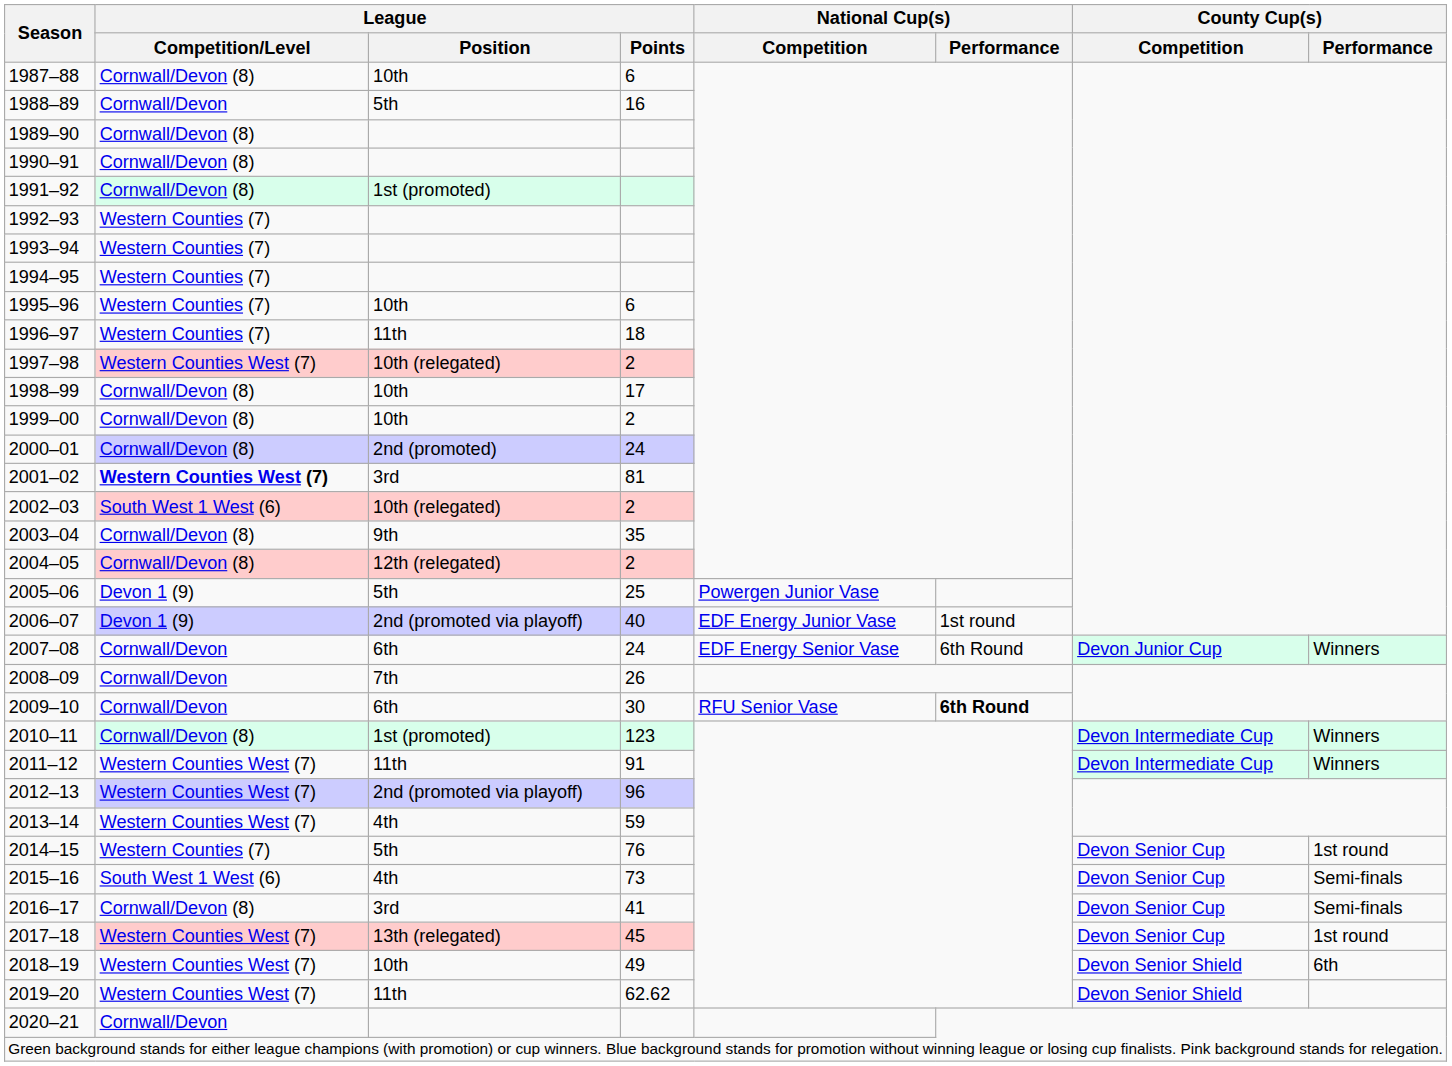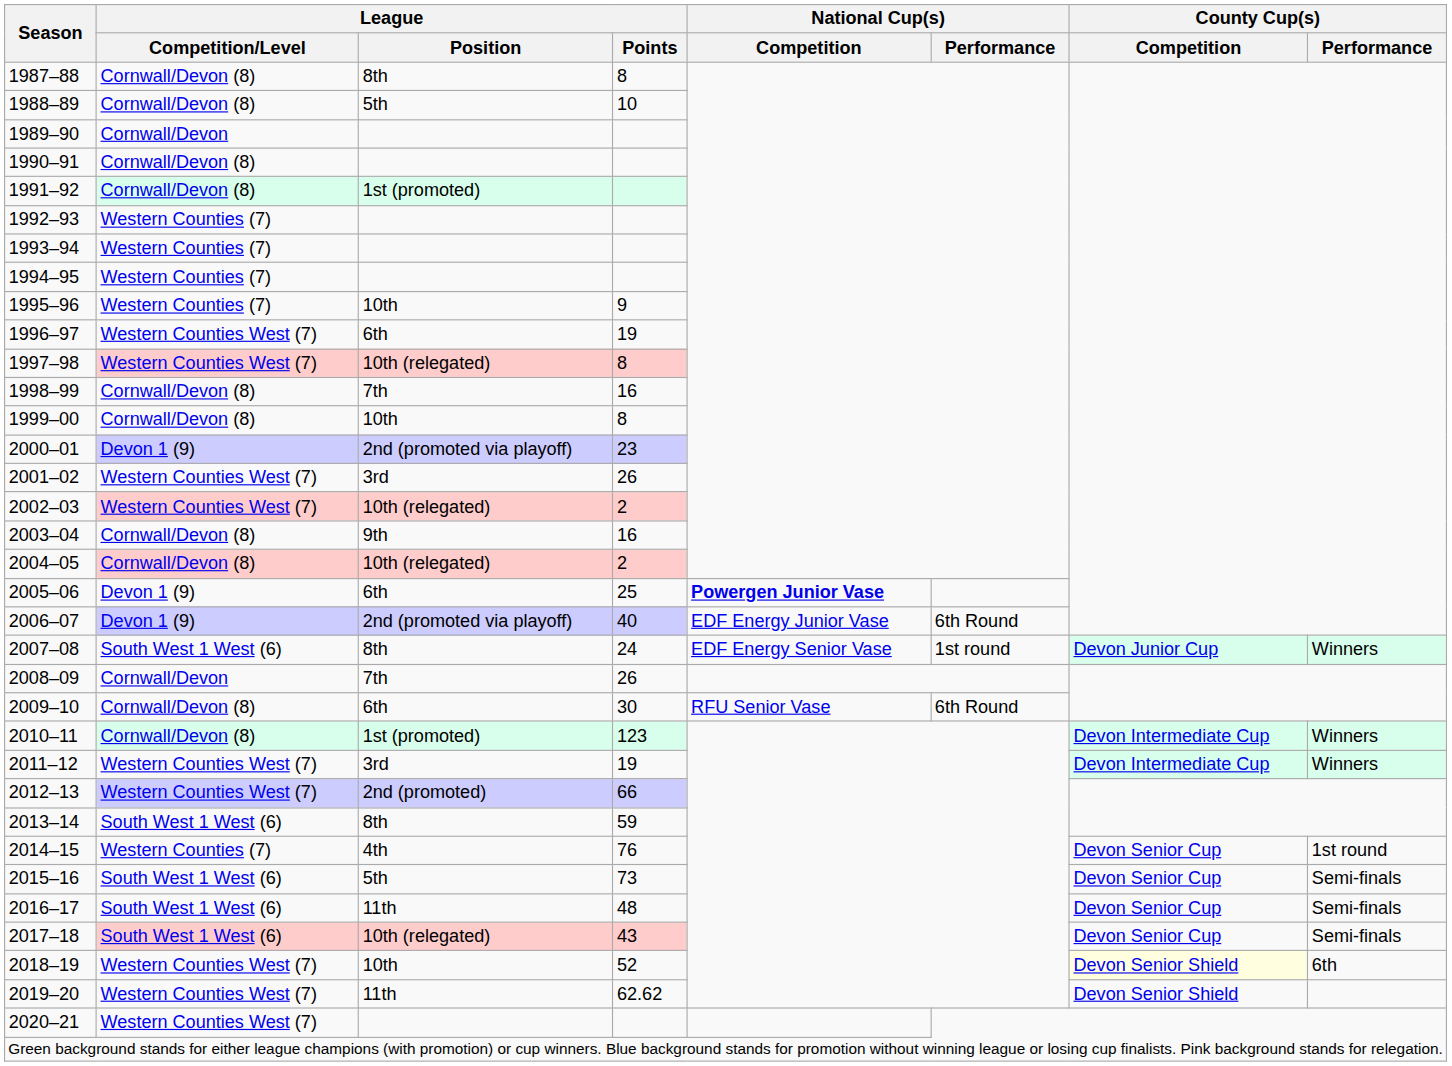(391, 76) 10th -> (375, 76) 8th
(630, 76) 6 -> (622, 76) 8
(163, 104) Cornwall/Devon -> (178, 104) Cornwall/Devon (8)
(635, 104) 16 -> (627, 104) 10
(177, 133) Cornwall/Devon (8) -> (164, 133) Cornwall/Devon
(630, 305) 6 -> (622, 305) 9
(185, 334) Western Counties (7) -> (209, 334) Western Counties West (7)
(390, 334) 11th -> (375, 334) 6th
(635, 334) 18 -> (627, 334) 19
(630, 362) 2 -> (622, 362) 8
(391, 391) 10th -> (375, 391) 7th
(635, 391) 17 -> (627, 391) 16
(630, 420) 2 -> (622, 420) 8
(177, 448) Cornwall/Devon (8) -> (148, 448) Devon 1 (9)
(435, 448) 2nd (promoted) -> (467, 448) 2nd (promoted via playoff)
(635, 448) 24 -> (627, 448) 23
(214, 477) bold -> (209, 477) normal
(635, 477) 81 -> (627, 477) 26
(190, 506) South West 1 West (6) -> (209, 506) Western Counties West (7)
(635, 534) 35 -> (627, 534) 16
(437, 563) 12th (relegated) -> (426, 563) 10th (relegated)
(386, 592) 5th -> (375, 592) 6th
(789, 592) normal -> (788, 592) bold
(978, 620) 1st round -> (977, 620) 6th Round
(163, 649) Cornwall/Devon -> (191, 649) South West 1 West (6)
(386, 649) 6th -> (375, 649) 8th
(982, 649) 6th Round -> (973, 649) 1st round
(163, 707) Cornwall/Devon -> (178, 707) Cornwall/Devon (8)
(985, 707) bold -> (977, 707) normal
(390, 764) 11th -> (376, 764) 3rd
(635, 764) 91 -> (627, 764) 19
(478, 793) 2nd (promoted via playoff) -> (424, 793) 2nd (promoted)
(635, 793) 96 -> (627, 793) 66
(208, 821) Western Counties West (7) -> (191, 821) South West 1 West (6)
(386, 821) 4th -> (375, 821) 8th
(386, 850) 5th -> (375, 850) 4th
(386, 879) 4th -> (375, 879) 5th
(177, 907) Cornwall/Devon (8) -> (191, 907) South West 1 West (6)
(386, 907) 3rd -> (380, 907) 11th
(635, 907) 41 -> (627, 907) 48
(208, 936) Western Counties West (7) -> (191, 936) South West 1 West (6)
(437, 936) 13th (relegated) -> (426, 936) 10th (relegated)
(635, 936) 45 -> (627, 936) 43
(1351, 936) 1st round -> (1357, 936) Semi-finals
(635, 965) 49 -> (627, 965) 52
(1160, 965) no background -> (1156, 965) lightyellow background
(163, 1022) Cornwall/Devon -> (209, 1022) Western Counties West (7)
